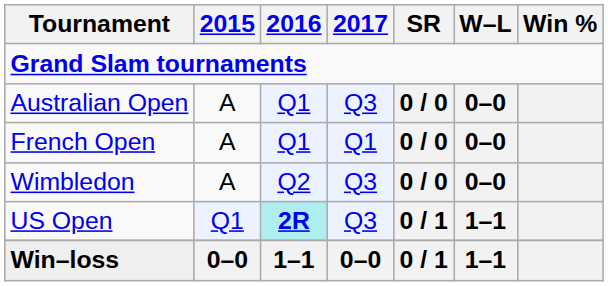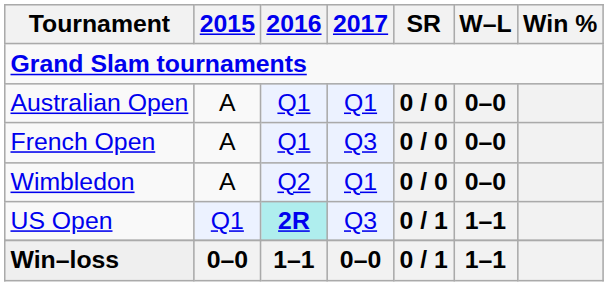(361, 102) Q3 -> (361, 102) Q1
(361, 142) Q1 -> (361, 142) Q3
(361, 181) Q3 -> (361, 181) Q1
